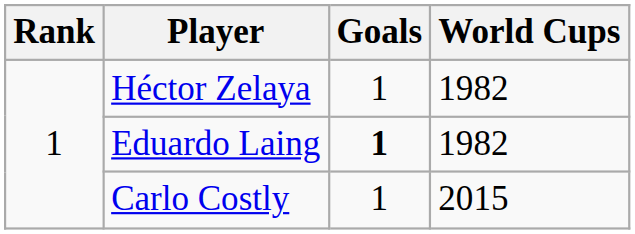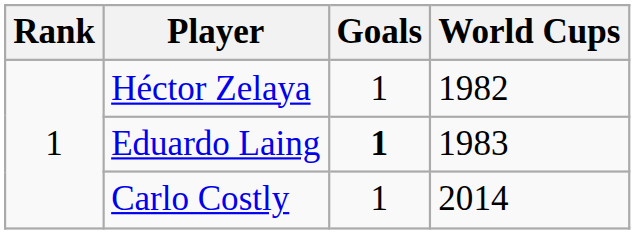(473, 143) 1982 -> (473, 143) 1983
(473, 198) 2015 -> (473, 198) 2014
